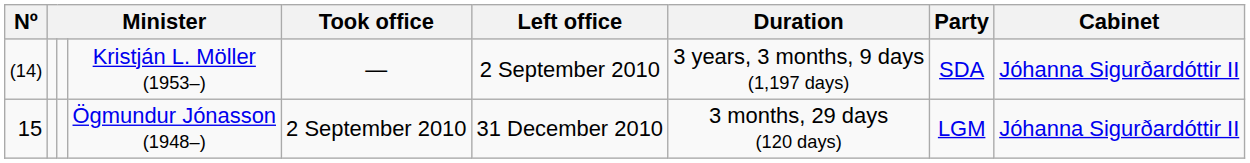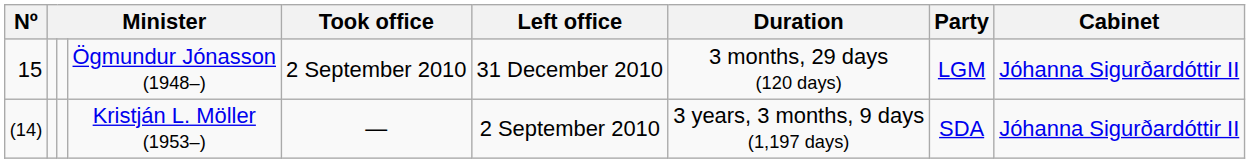rows swapped: (174, 68) <-> (174, 128)
